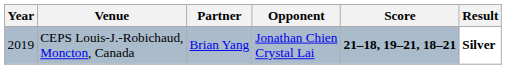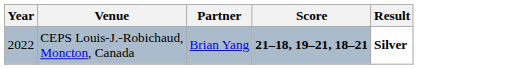- column: (296, 15)
(21, 45) 2019 -> (21, 45) 2022
